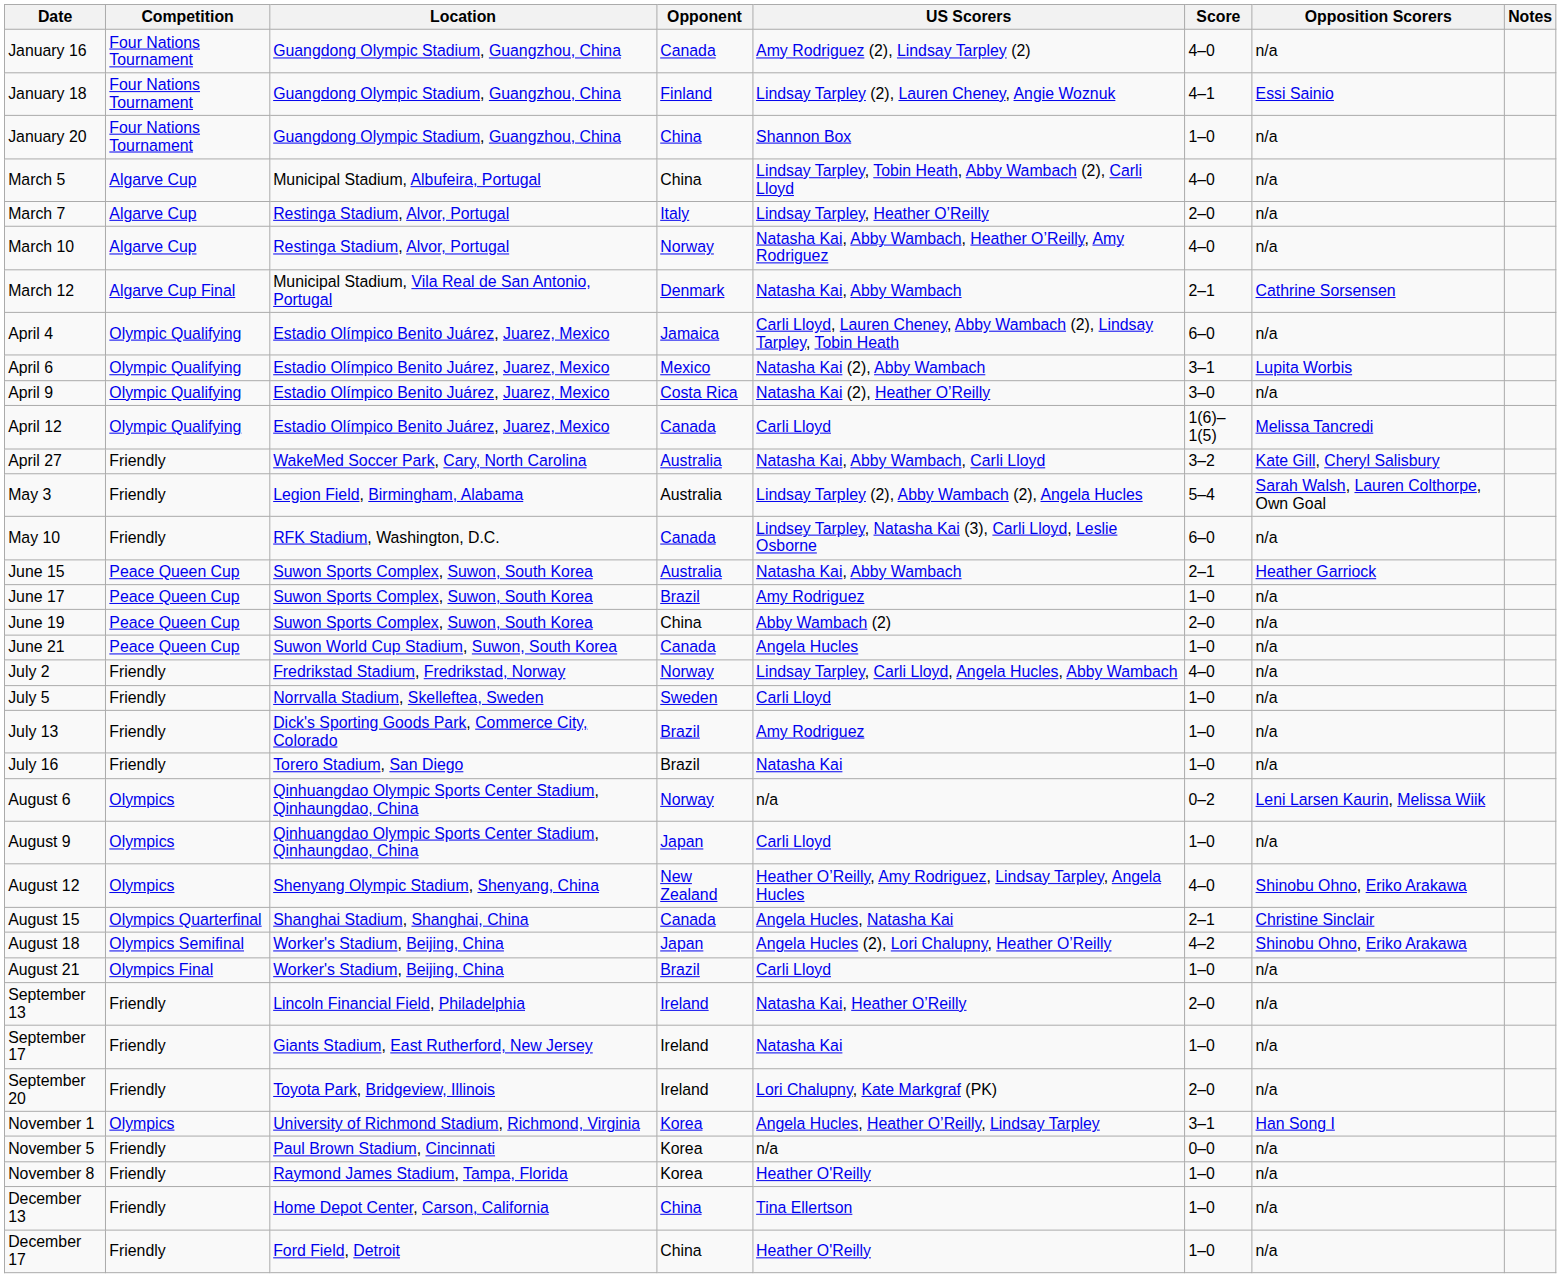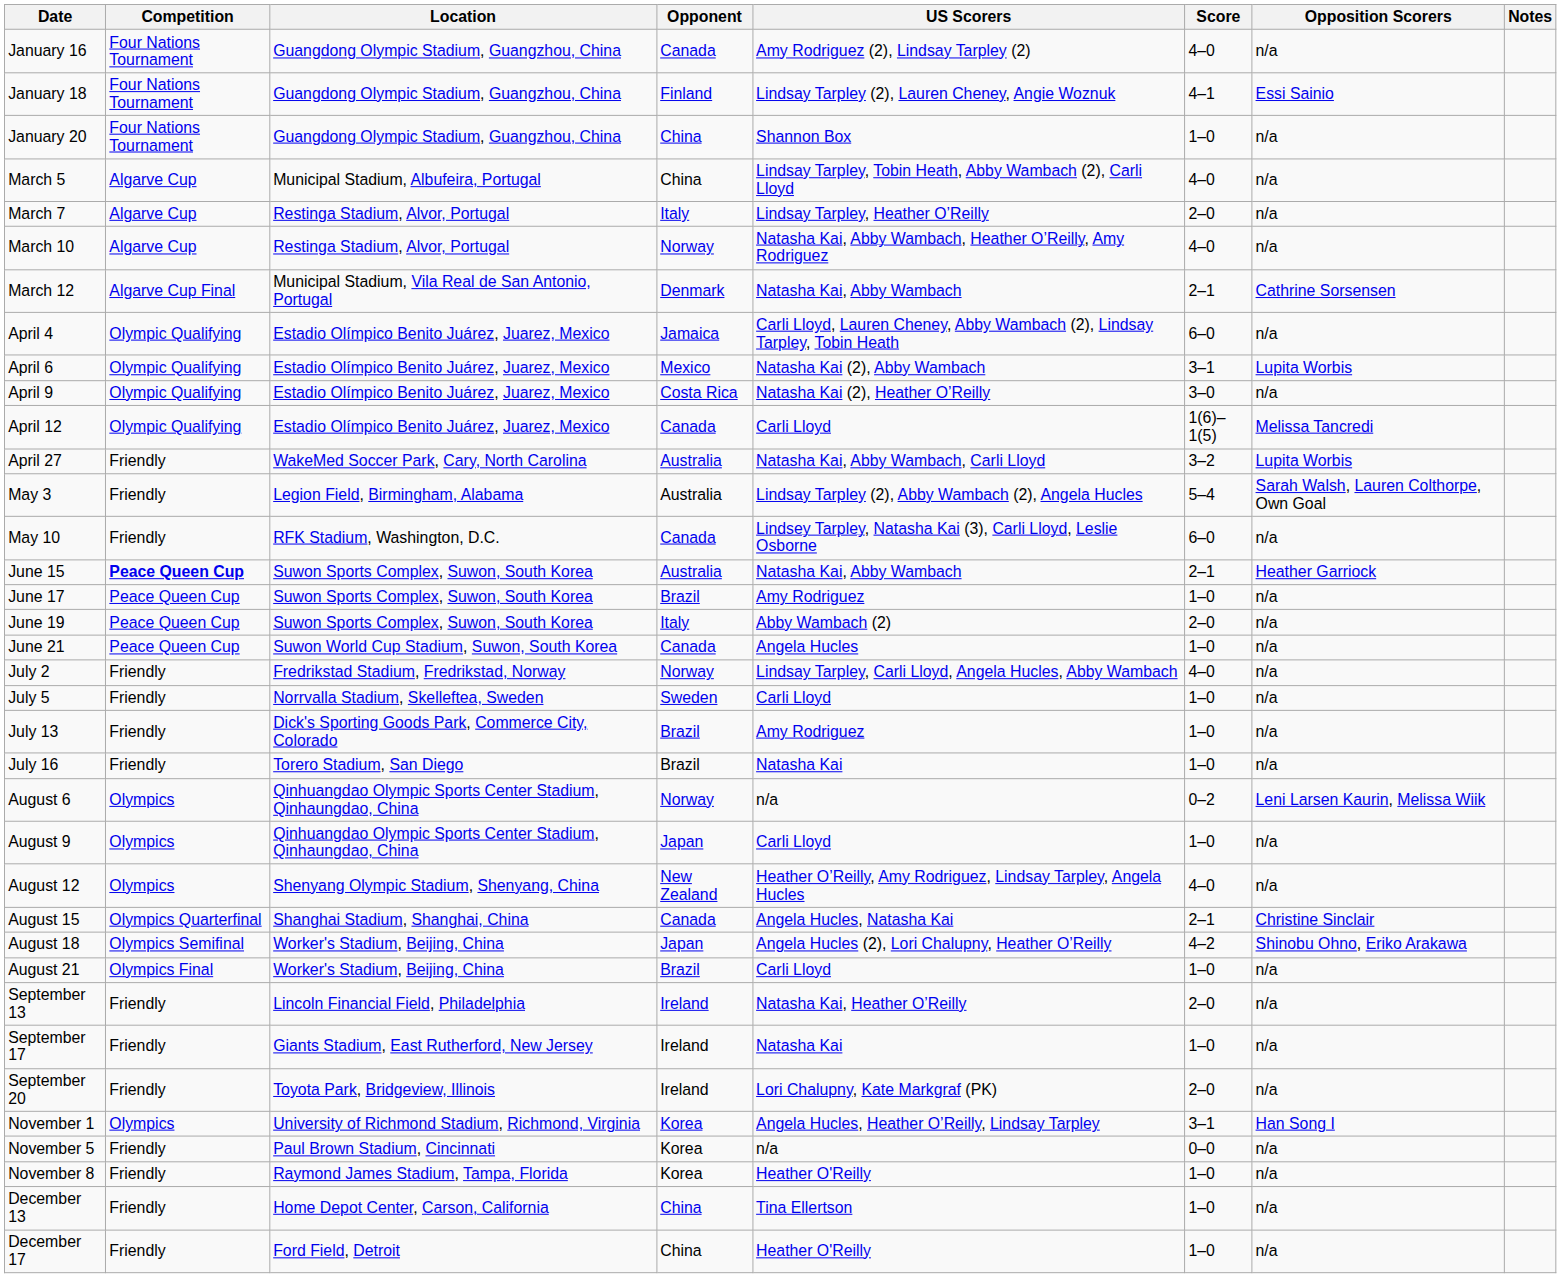(1348, 461) Kate Gill, Cheryl Salisbury -> (1304, 461) Lupita Worbis
(175, 572) normal -> (177, 572) bold
(681, 622) China -> (675, 622) Italy
(1361, 885) Shinobu Ohno, Eriko Arakawa -> (1267, 885) n/a
